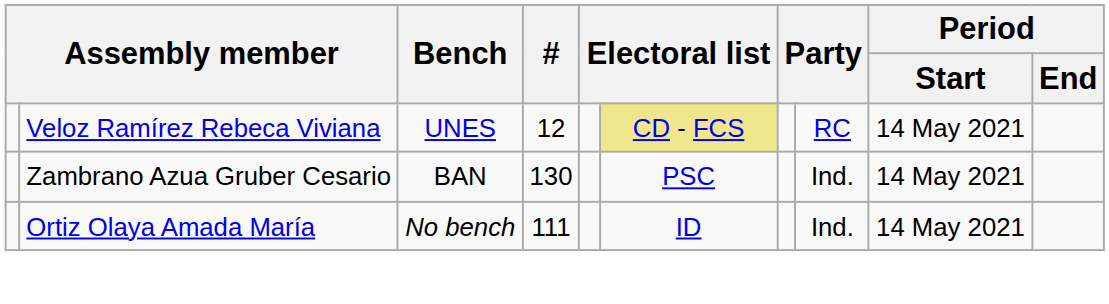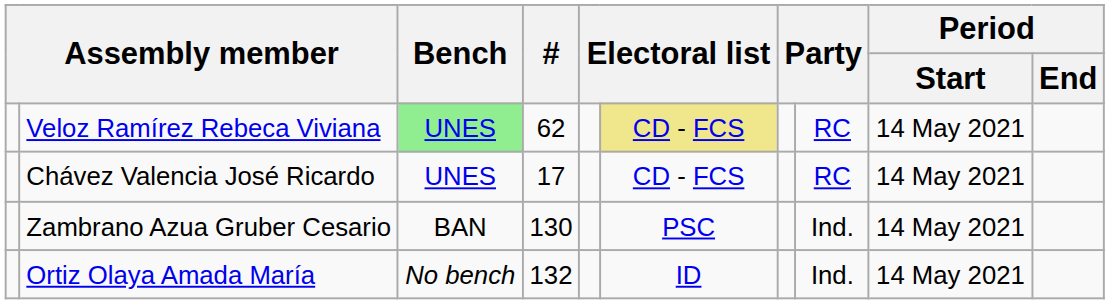(460, 128) no background -> (460, 128) lightgreen background
(551, 128) 12 -> (551, 128) 62
+ row: (201, 177)
(551, 226) 111 -> (551, 275) 132
